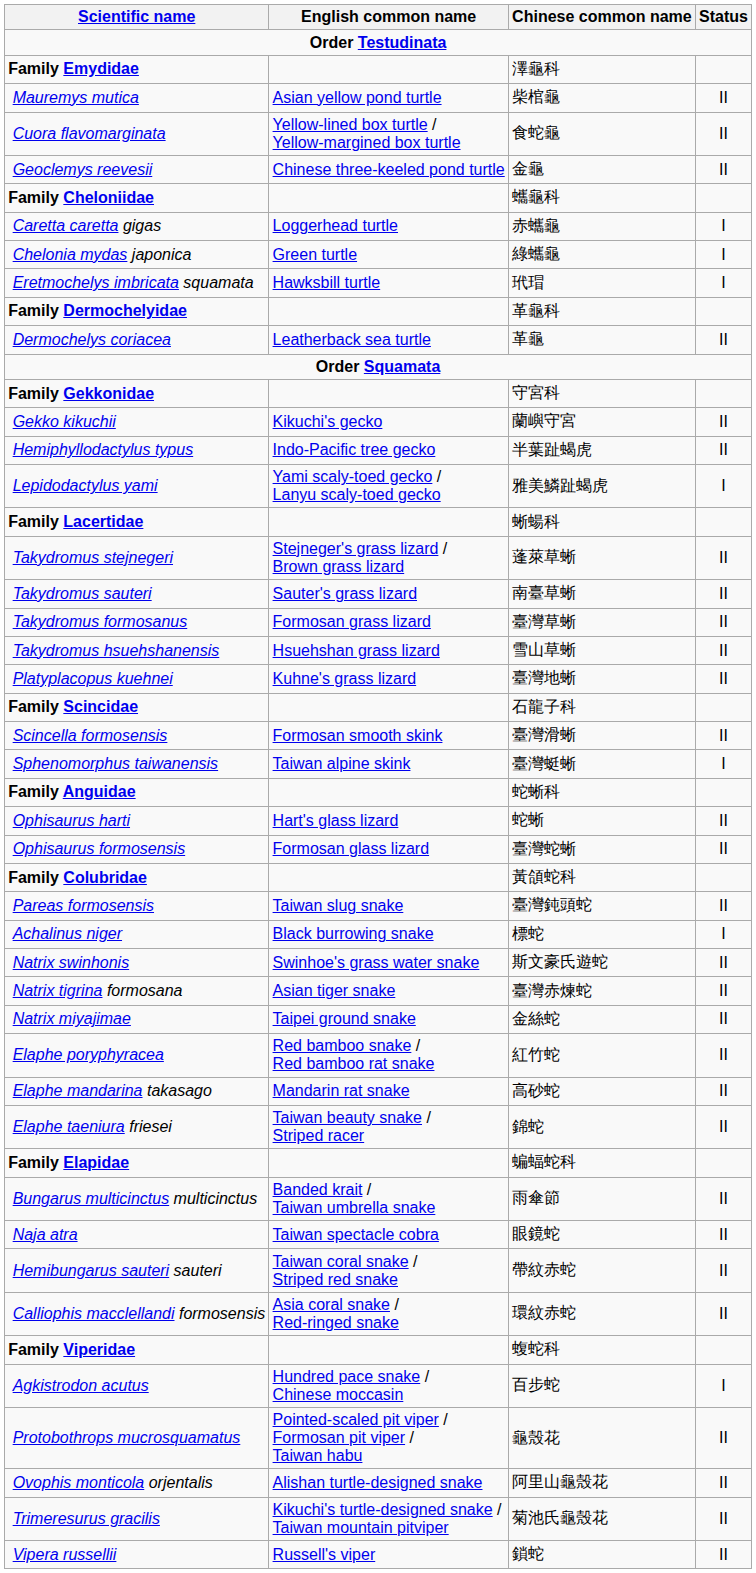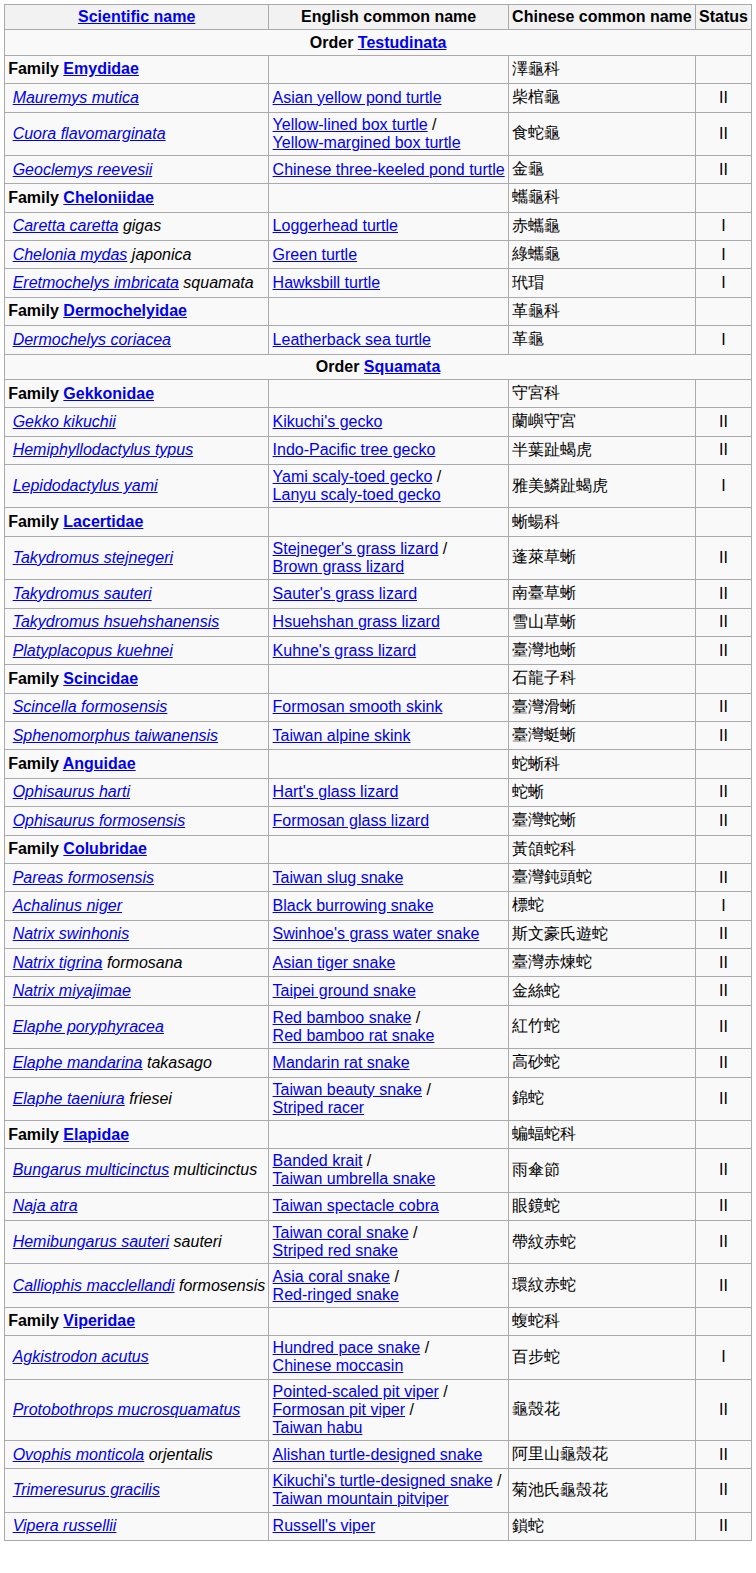(724, 339) II -> (724, 339) I
- row: (98, 622)
(724, 764) I -> (724, 735) II
